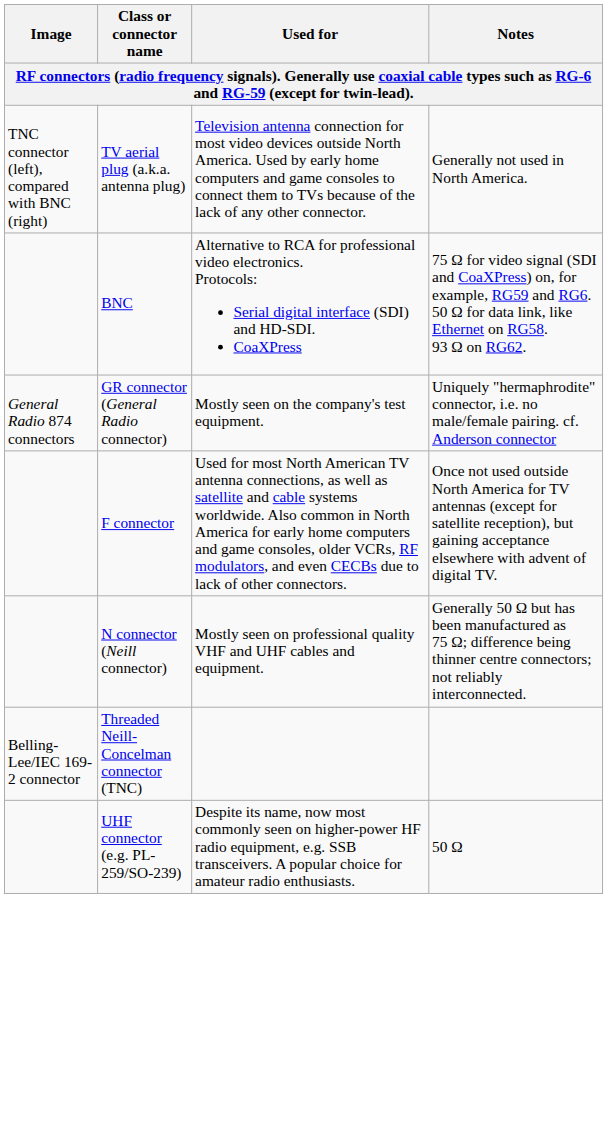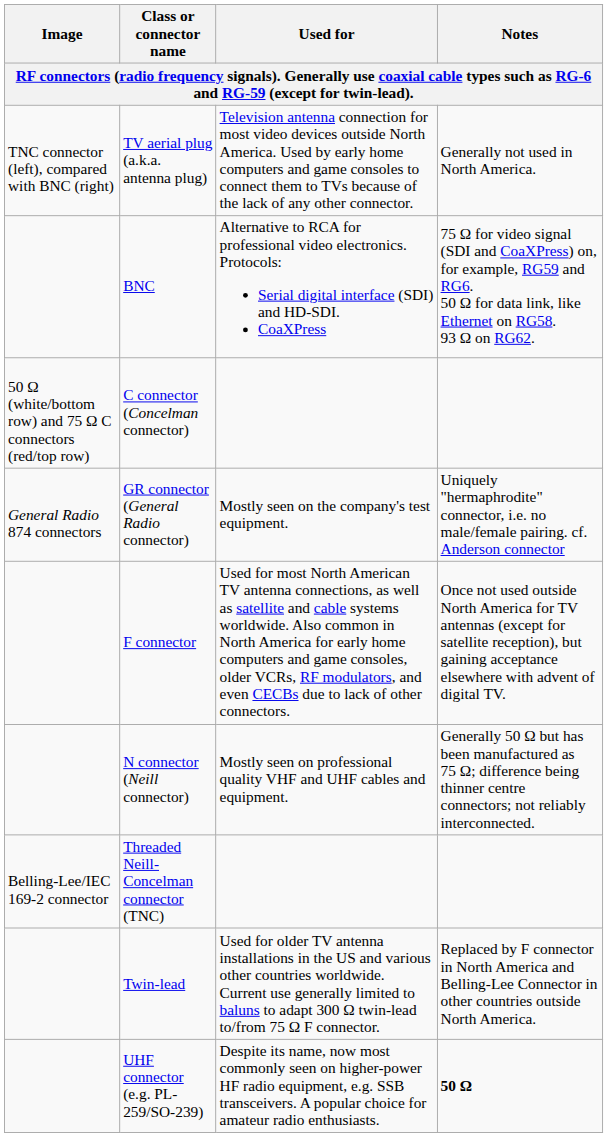+ row: (161, 412)
+ row: (154, 983)
(447, 847) normal -> (456, 1085) bold
